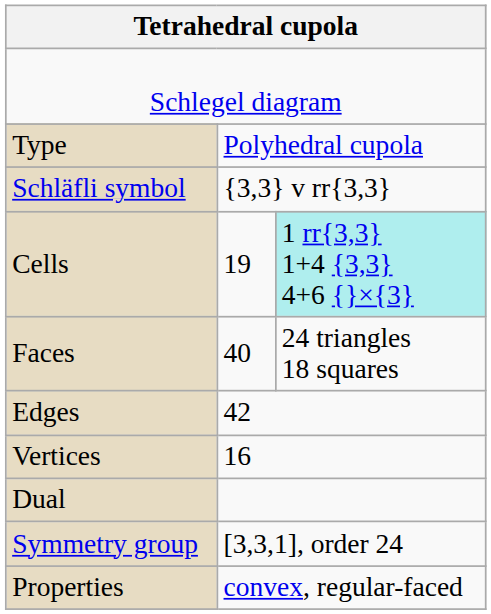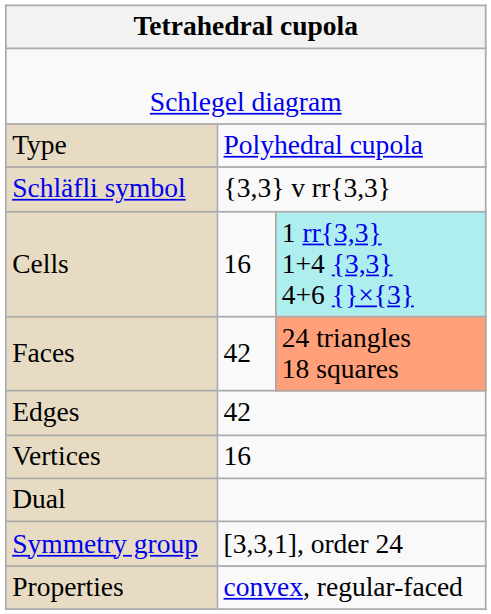(237, 263) 19 -> (237, 263) 16
(237, 353) 40 -> (237, 353) 42
(346, 353) no background -> (346, 353) lightsalmon background
